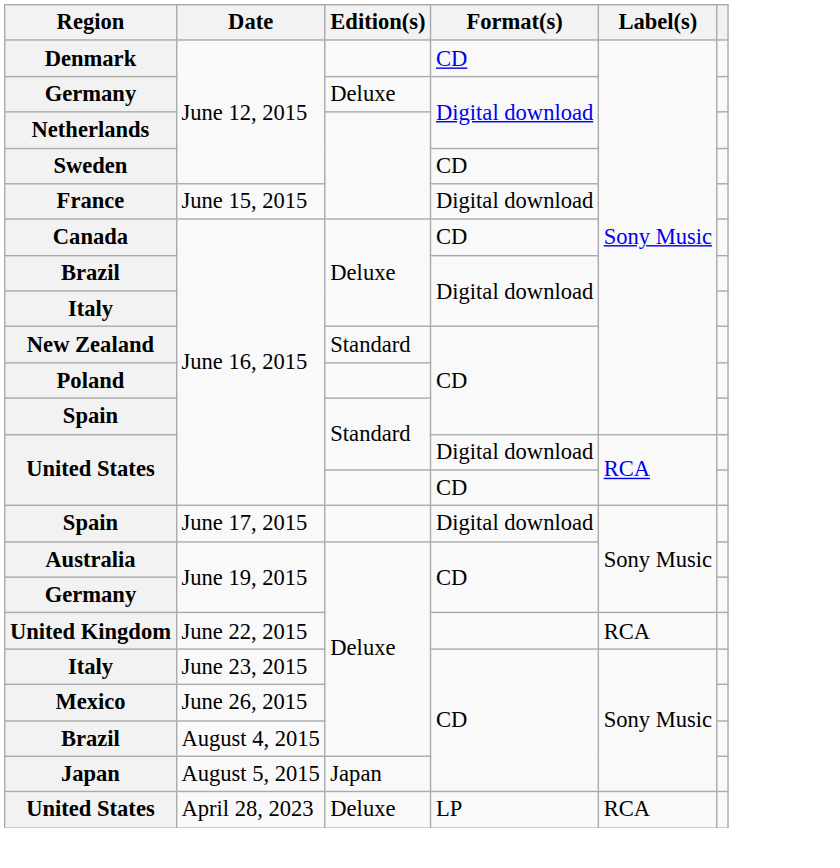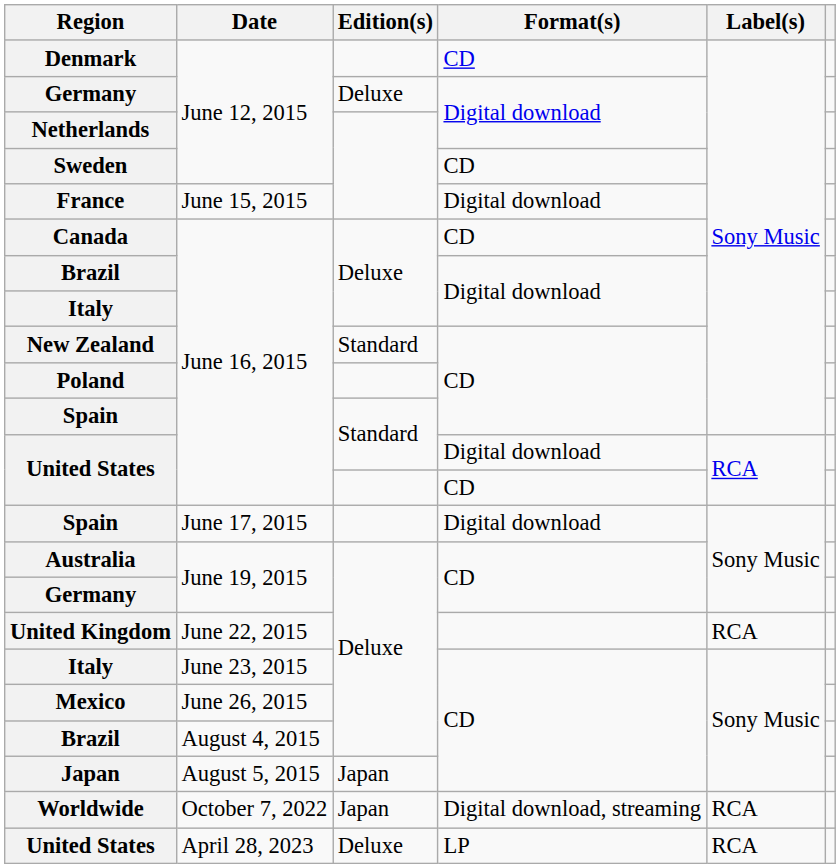+ row: (90, 809)
